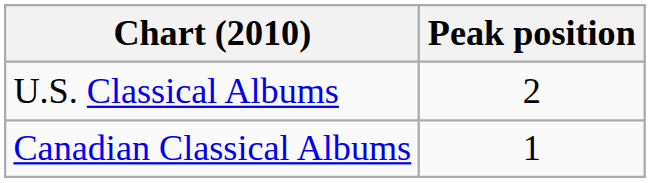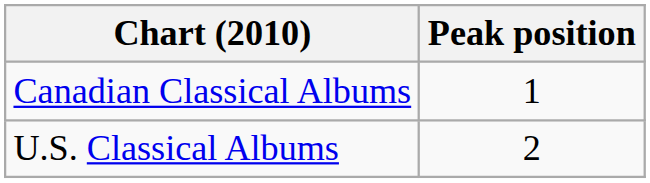rows swapped: (212, 147) <-> (176, 90)
